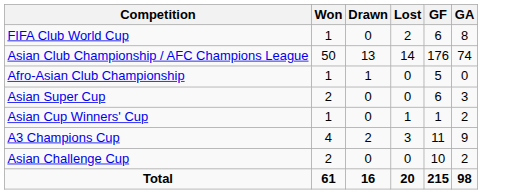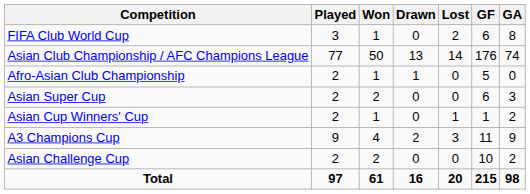+ column: (335, 14)
